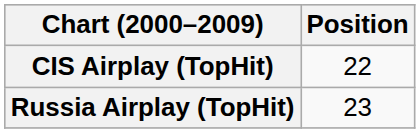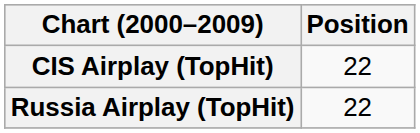(358, 107) 23 -> (358, 107) 22
